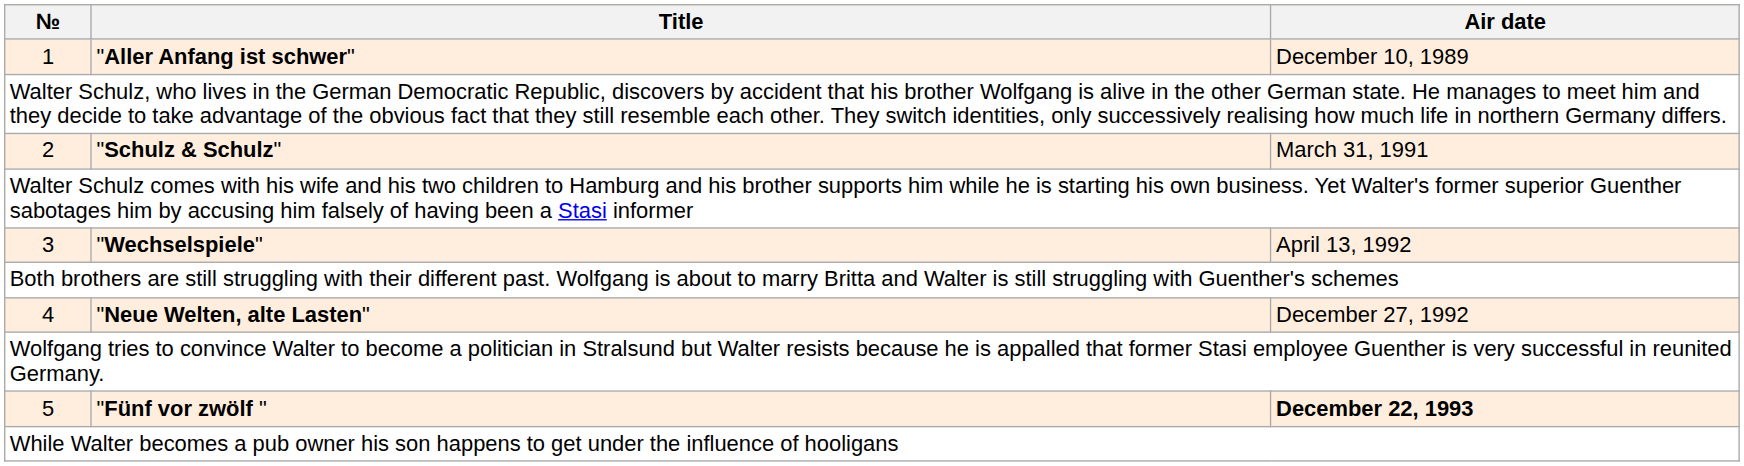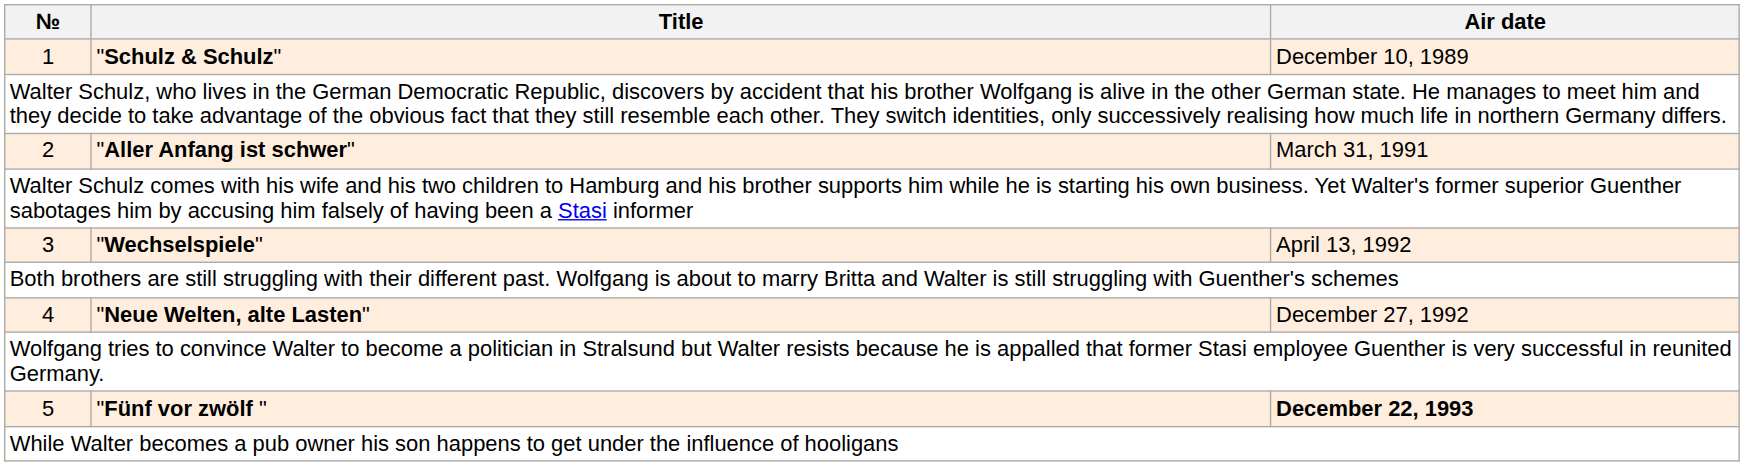(226, 56) "Aller Anfang ist schwer" -> (189, 56) "Schulz & Schulz"
(189, 150) "Schulz & Schulz" -> (226, 150) "Aller Anfang ist schwer"
